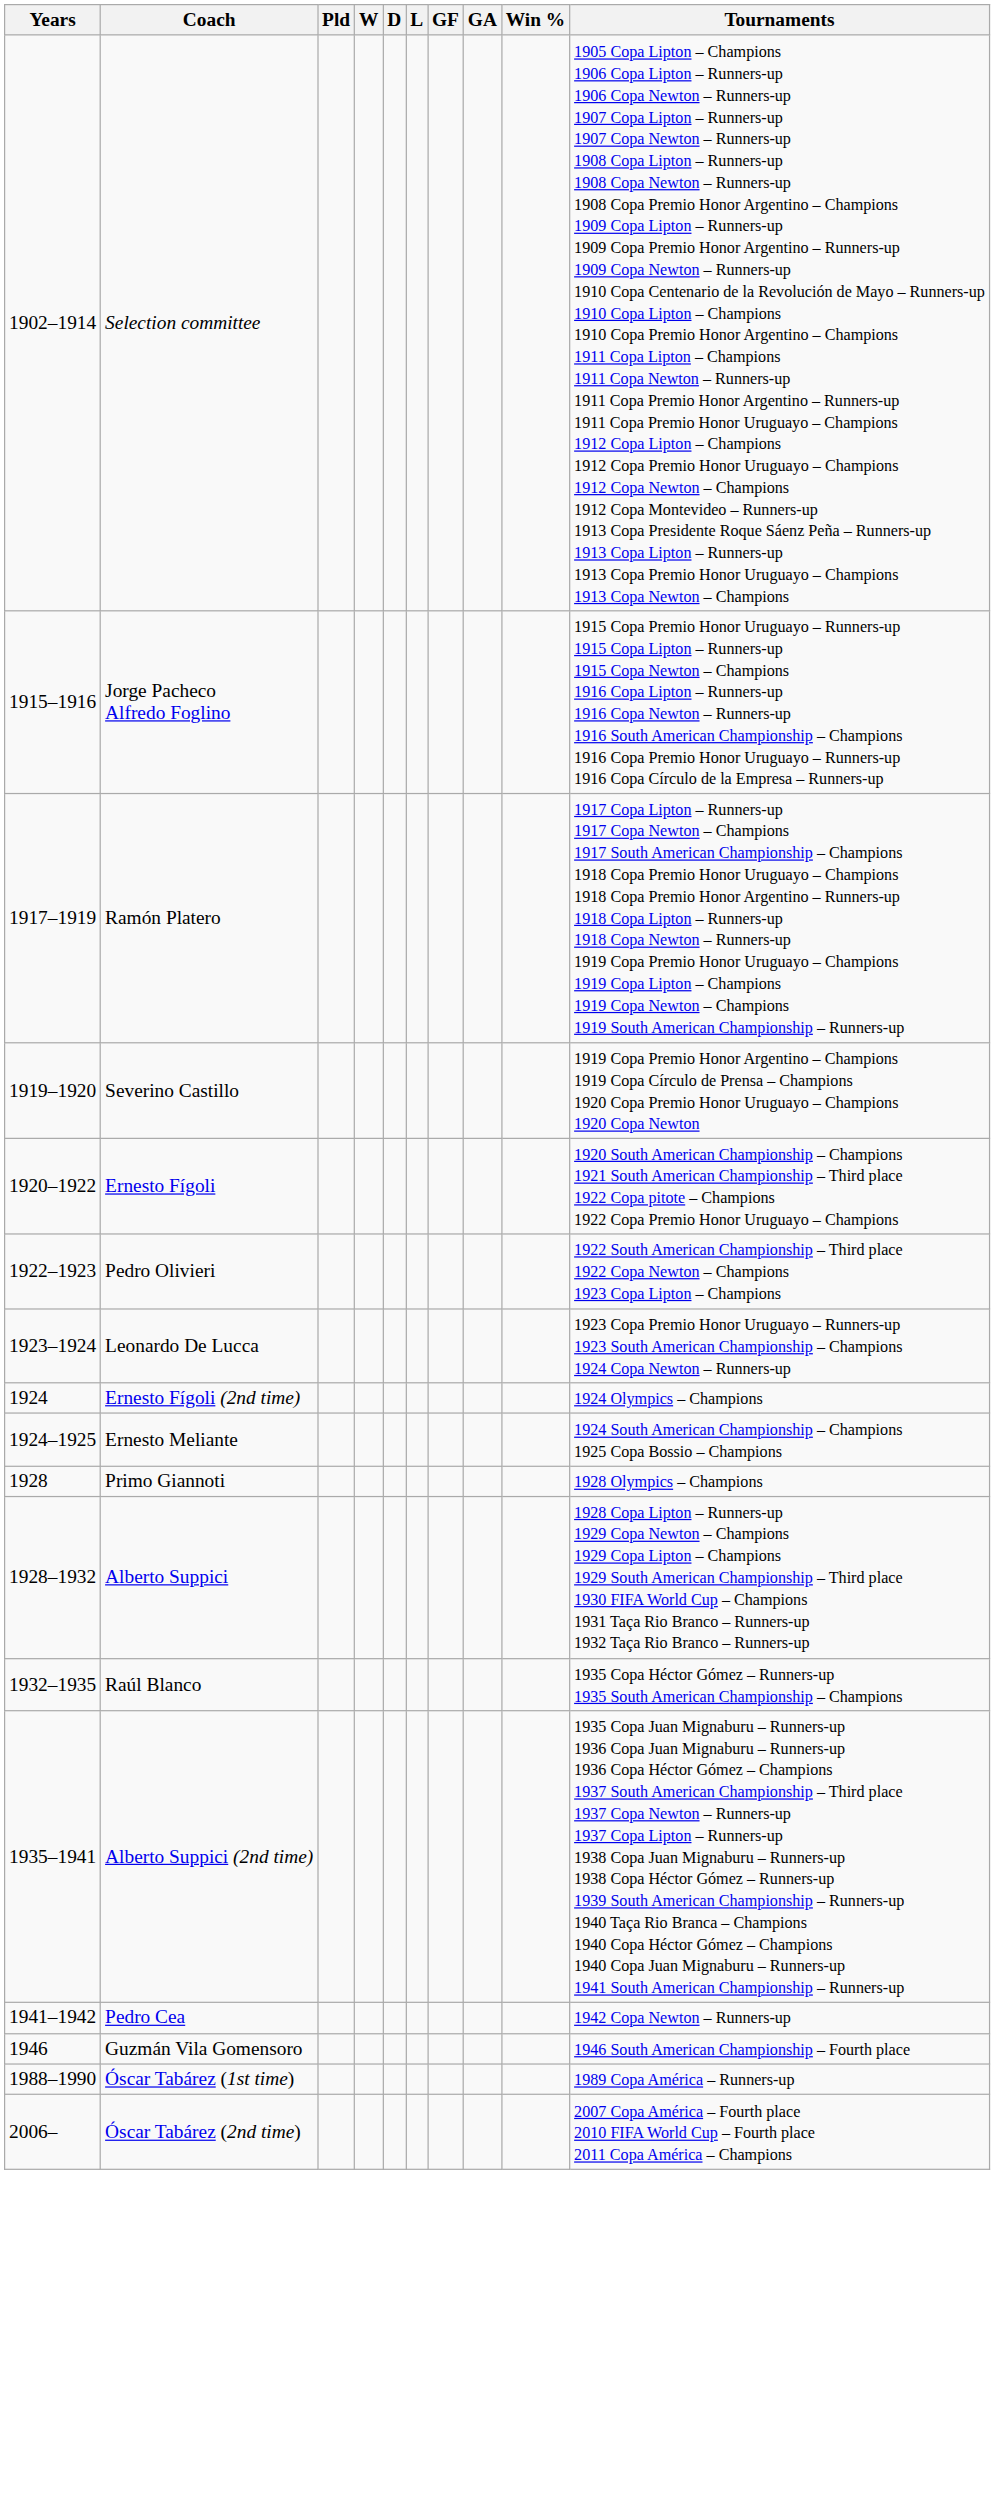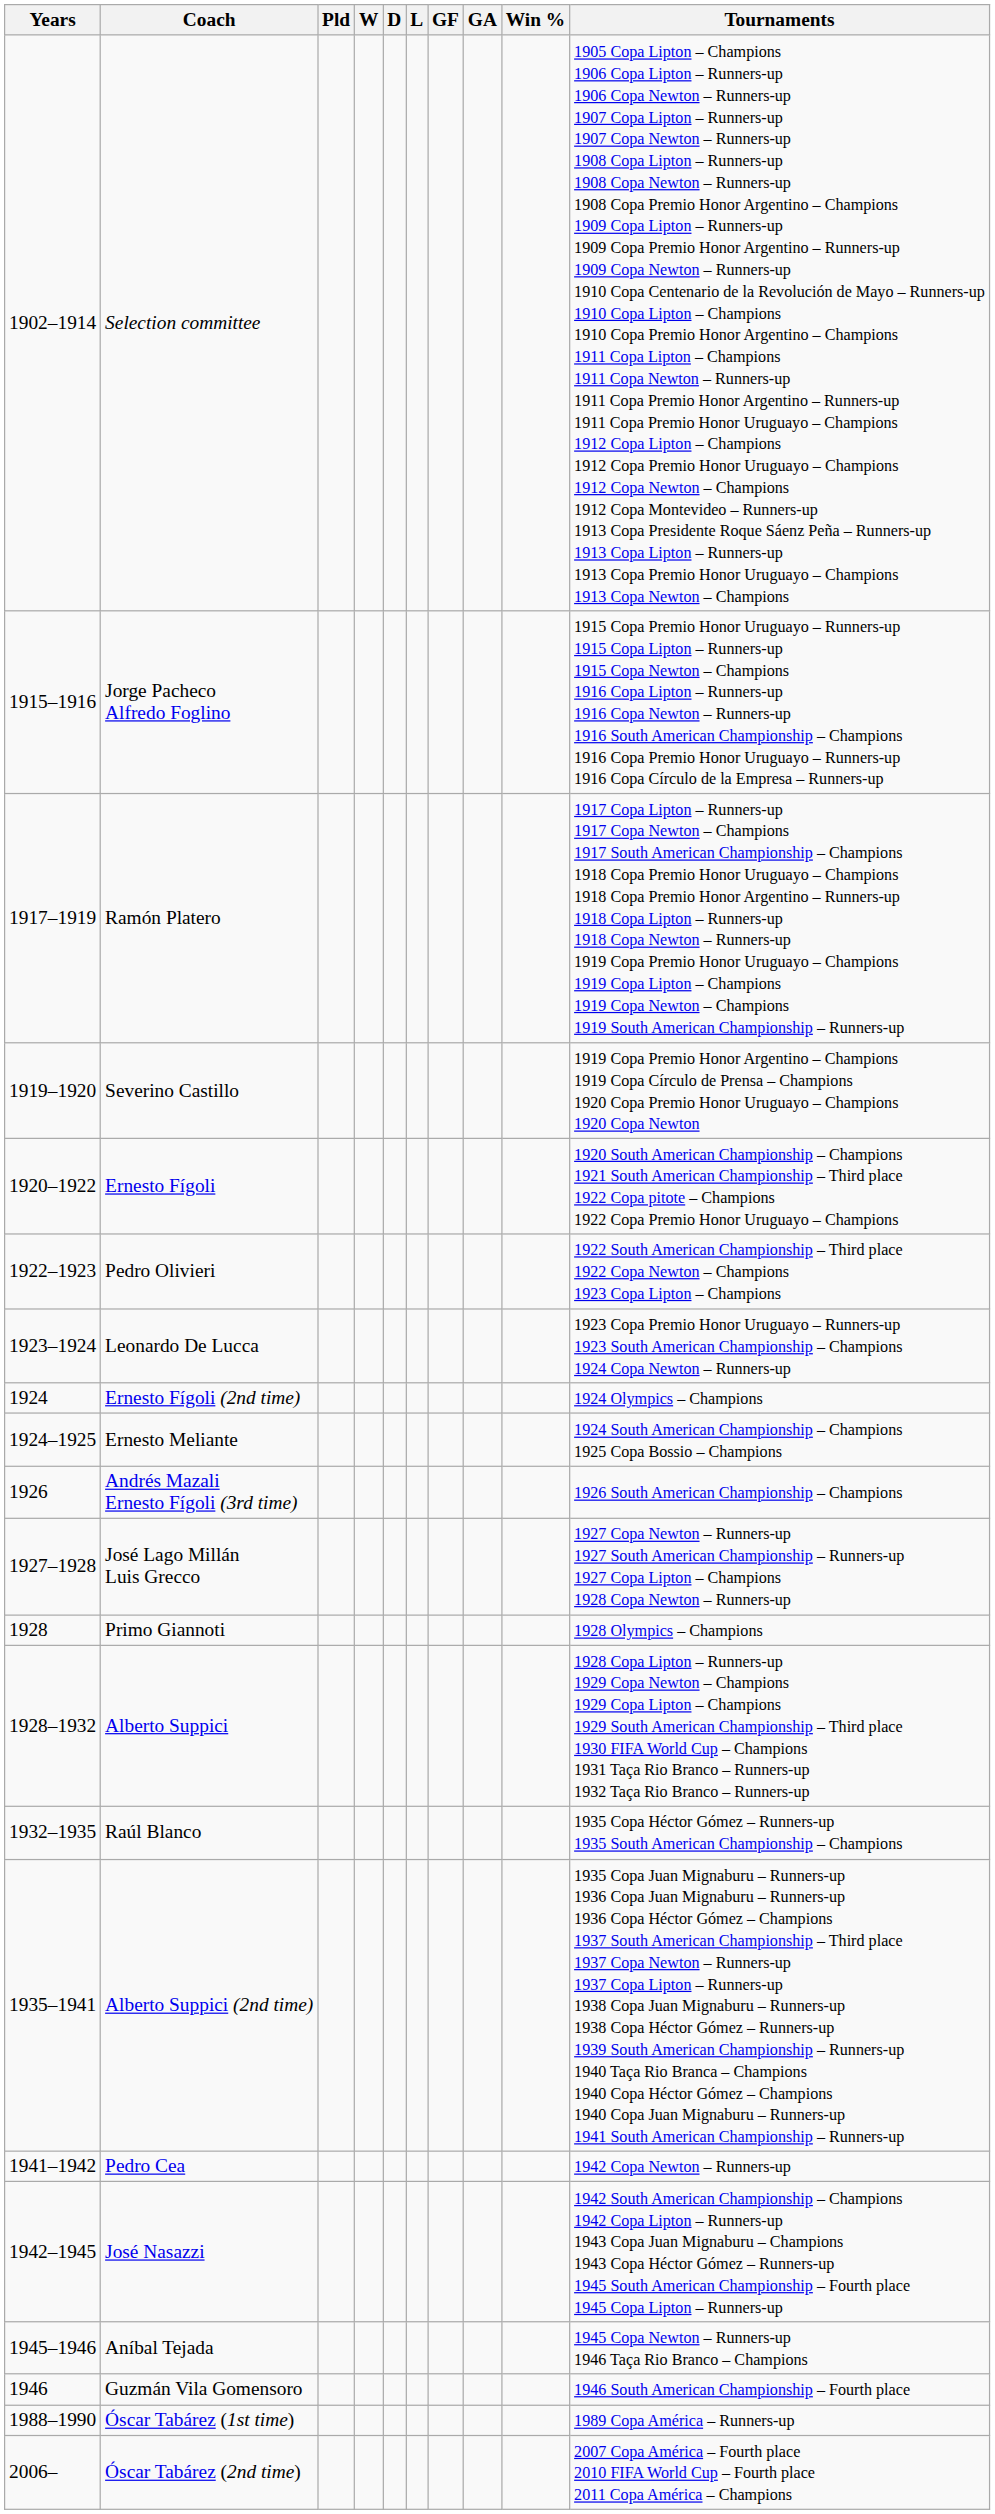+ row: (201, 1492)
+ row: (172, 1566)
+ row: (155, 2251)
+ row: (159, 2347)
